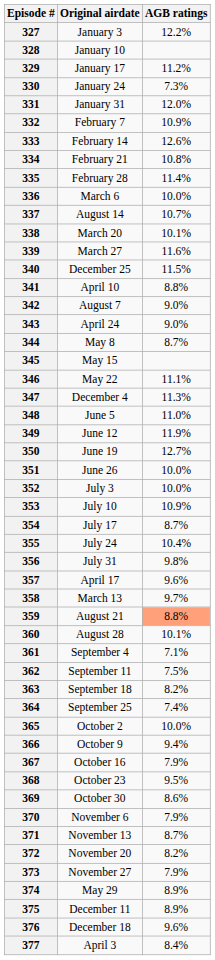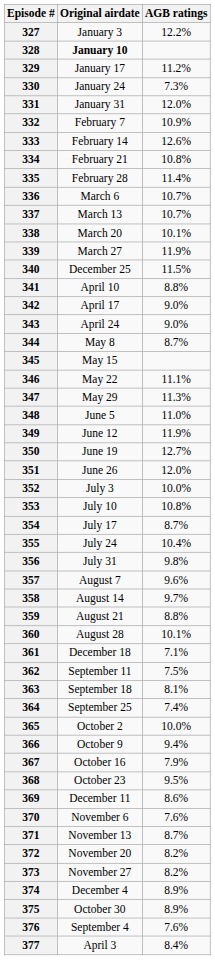(100, 50) normal -> (100, 50) bold
(176, 196) 10.0% -> (176, 196) 10.7%
(100, 214) August 14 -> (100, 214) March 13
(176, 251) 11.6% -> (176, 251) 11.9%
(100, 305) August 7 -> (100, 305) April 17
(100, 397) December 4 -> (100, 397) May 29
(176, 470) 10.0% -> (176, 470) 12.0%
(176, 506) 10.9% -> (176, 506) 10.8%
(100, 580) April 17 -> (100, 580) August 7
(100, 598) March 13 -> (100, 598) August 14
(176, 616) lightsalmon background -> (176, 616) no background
(100, 653) September 4 -> (100, 653) December 18
(176, 689) 8.2% -> (176, 689) 8.1%
(100, 799) October 30 -> (100, 799) December 11
(176, 817) 7.9% -> (176, 817) 7.6%
(176, 872) 7.9% -> (176, 872) 8.2%
(100, 890) May 29 -> (100, 890) December 4
(100, 908) December 11 -> (100, 908) October 30
(100, 927) December 18 -> (100, 927) September 4
(176, 927) 9.6% -> (176, 927) 7.6%
